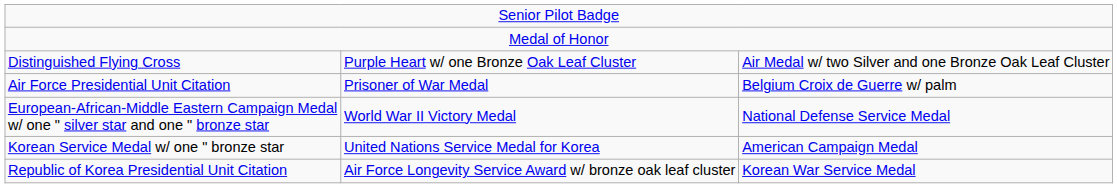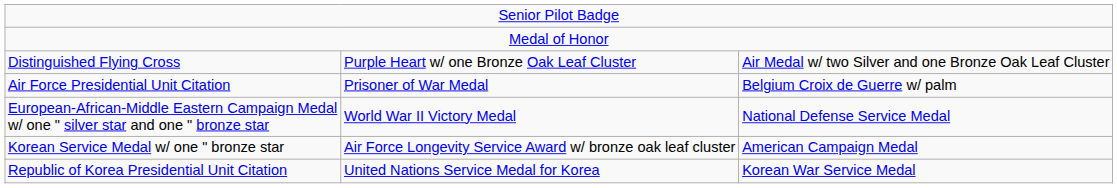(472, 147) United Nations Service Medal for Korea -> (540, 147) Air Force Longevity Service Award w/ bronze oak leaf cluster
(540, 170) Air Force Longevity Service Award w/ bronze oak leaf cluster -> (472, 170) United Nations Service Medal for Korea
